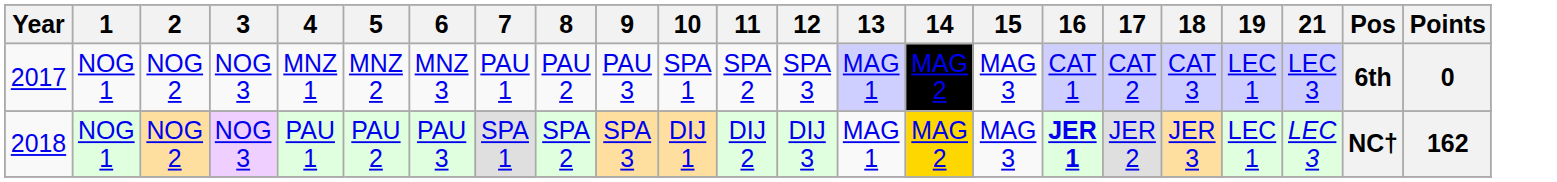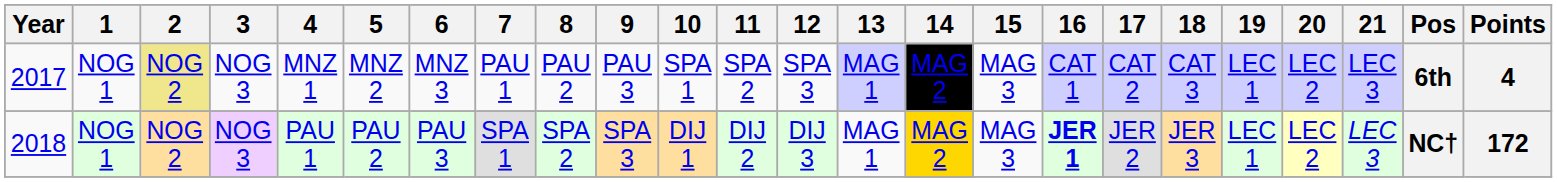+ column: (1312, 24)
(175, 77) no background -> (175, 77) khaki background
(1448, 77) 0 -> (1508, 77) 4
(1448, 144) 162 -> (1508, 144) 172
